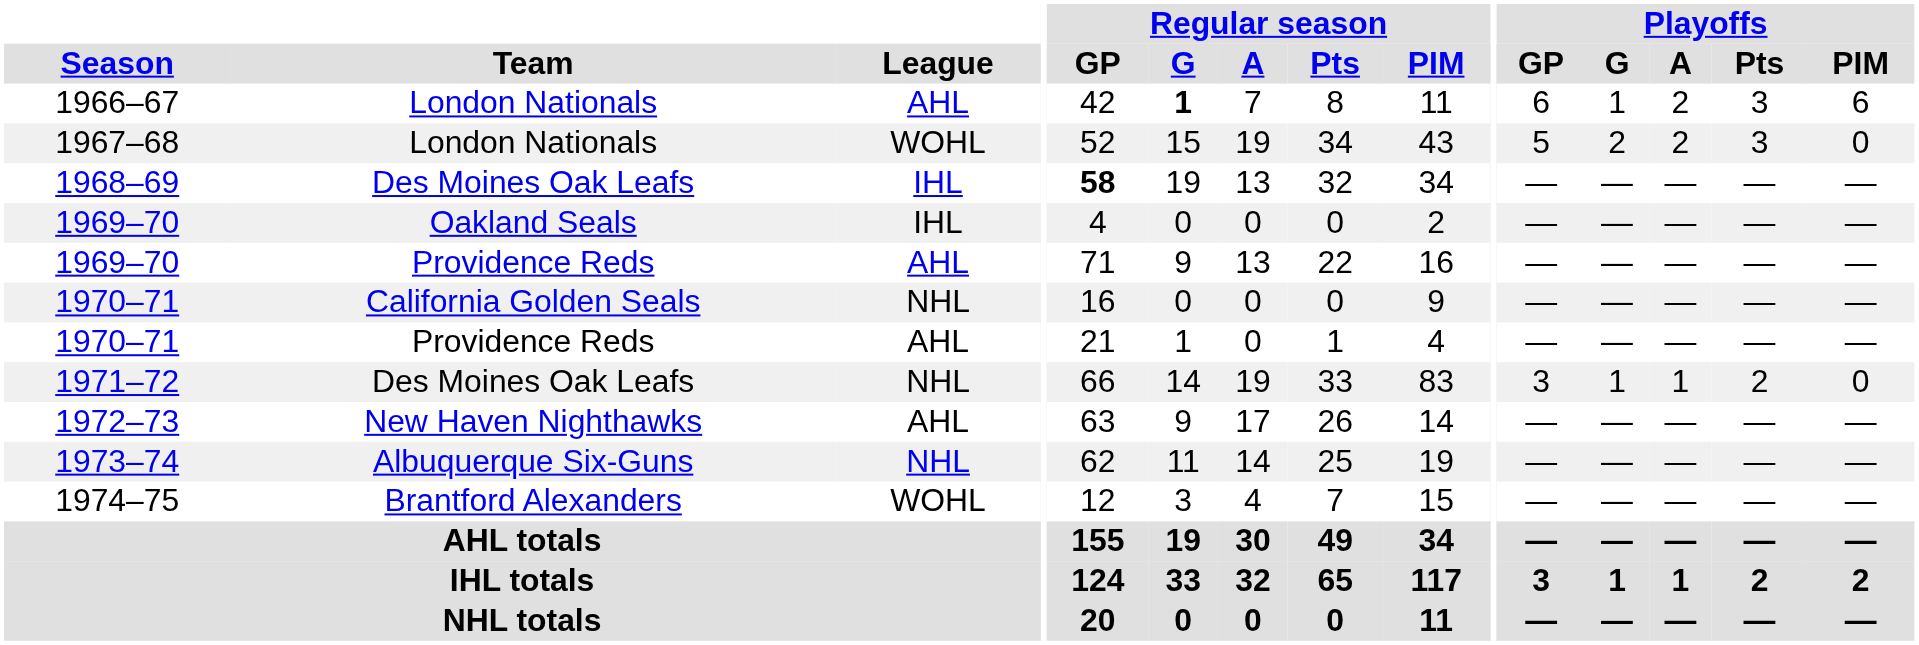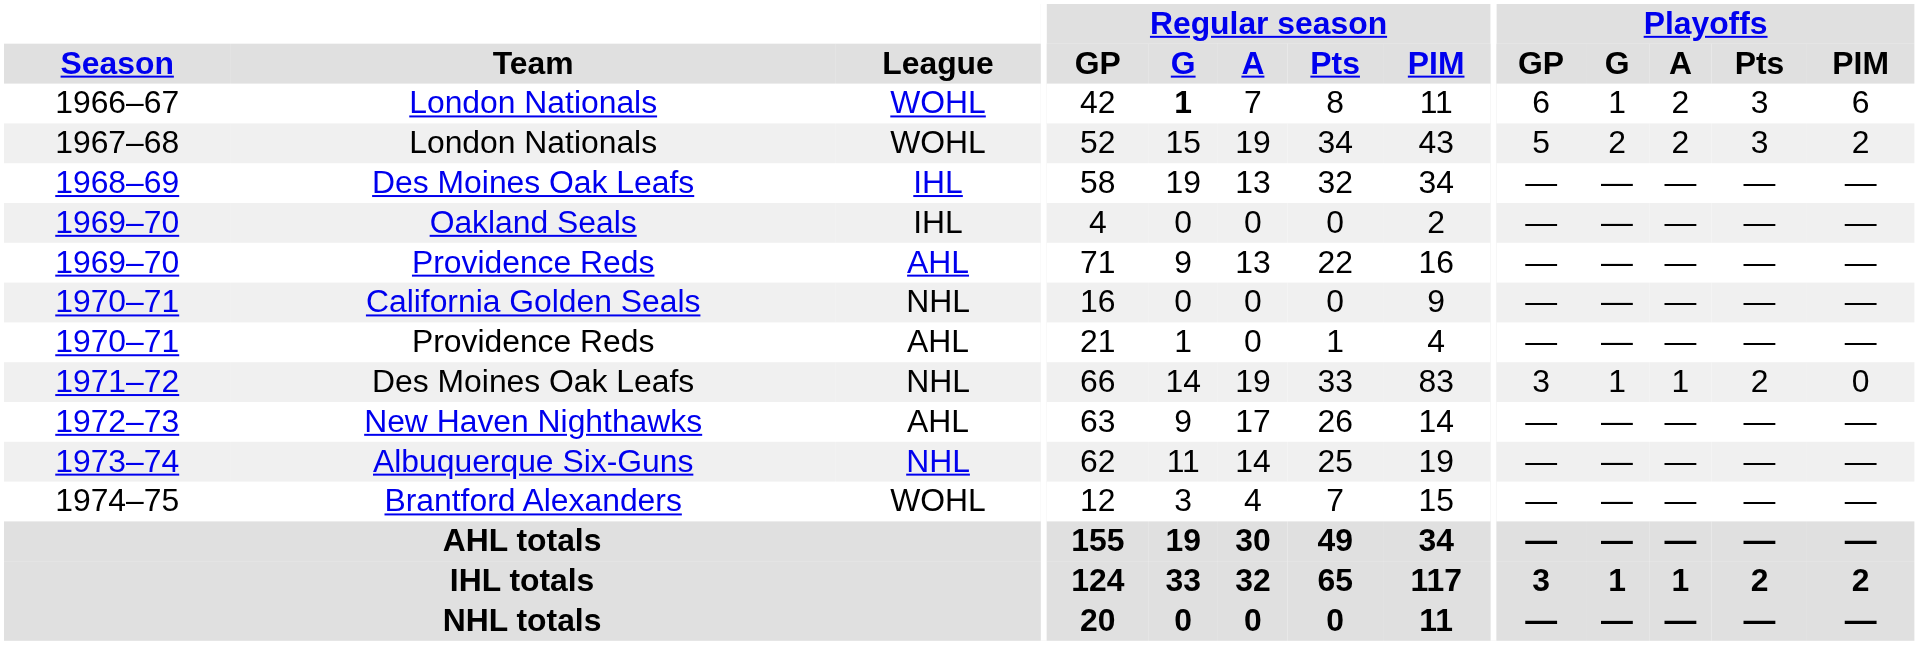(938, 103) AHL -> (938, 103) WOHL
(1861, 142) 0 -> (1861, 142) 2
(1098, 182) bold -> (1098, 182) normal
